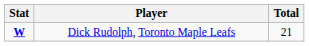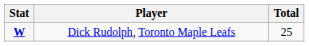(286, 31) 21 -> (286, 31) 25
